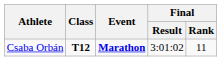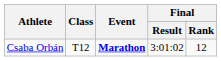(81, 47) bold -> (81, 47) normal
(201, 47) 11 -> (201, 47) 12
